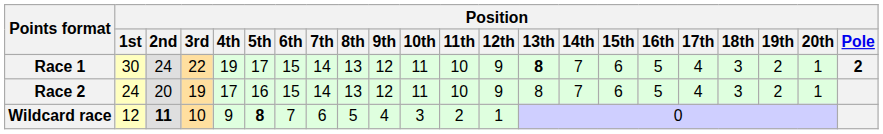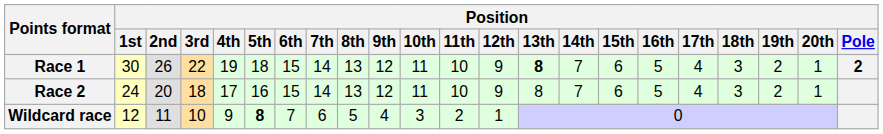(163, 66) 24 -> (163, 66) 26
(260, 66) 17 -> (260, 66) 18
(197, 91) 19 -> (197, 91) 18
(163, 116) bold -> (163, 116) normal
